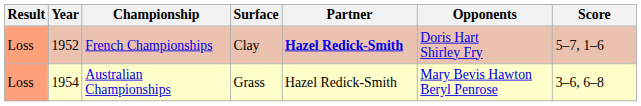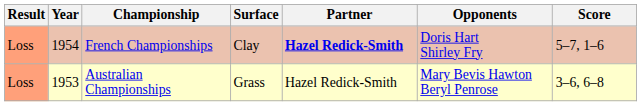(65, 44) 1952 -> (65, 44) 1954
(65, 82) 1954 -> (65, 82) 1953
